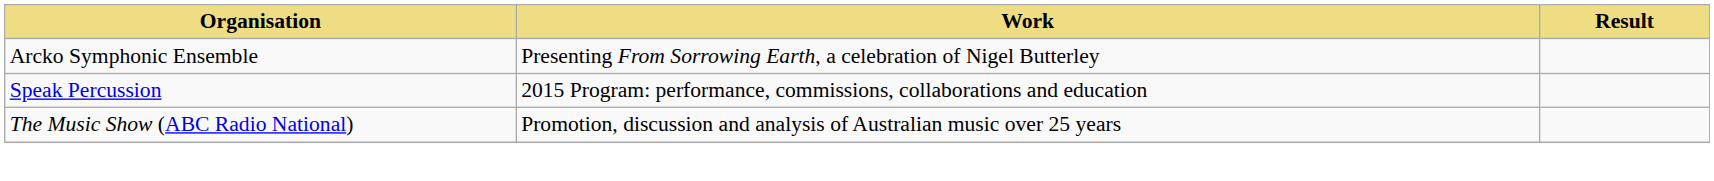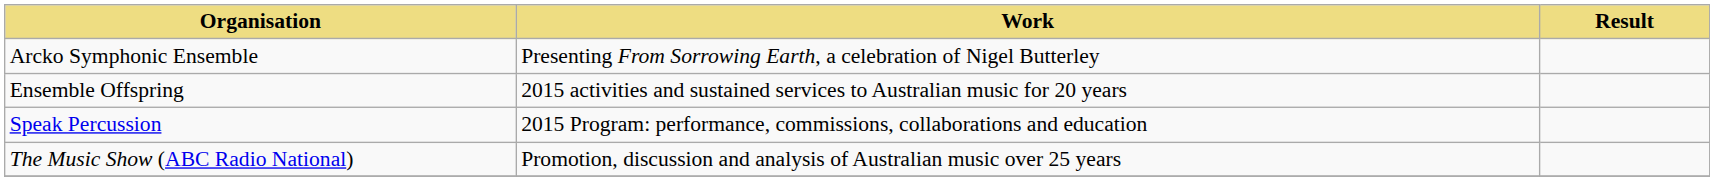+ row: (97, 90)
